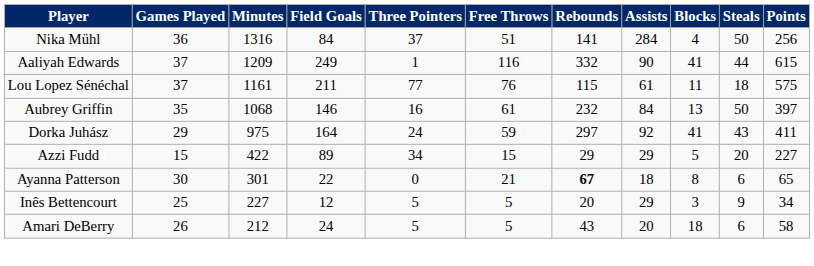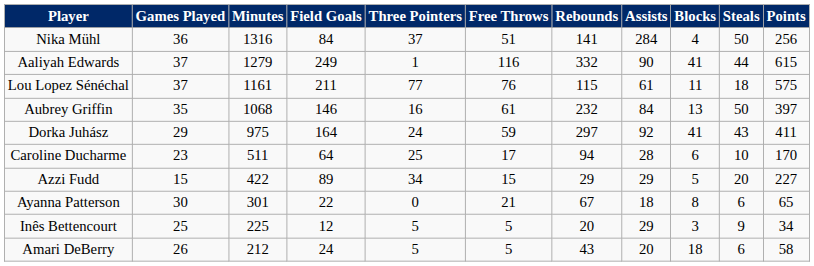(258, 62) 1209 -> (258, 62) 1279
+ row: (68, 156)
(587, 179) bold -> (587, 202) normal
(258, 202) 227 -> (258, 226) 225
